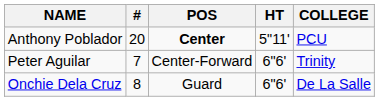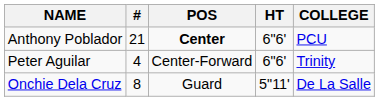(137, 38) 20 -> (137, 38) 21
(274, 38) 5"11' -> (274, 38) 6"6'
(137, 61) 7 -> (137, 61) 4
(274, 84) 6"6' -> (274, 84) 5"11'
